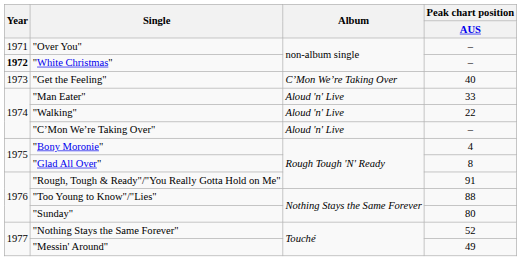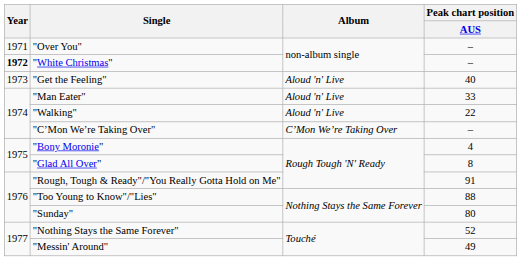(341, 79) C’Mon We’re Taking Over -> (315, 79) Aloud 'n' Live
(315, 130) Aloud 'n' Live -> (341, 130) C’Mon We’re Taking Over
